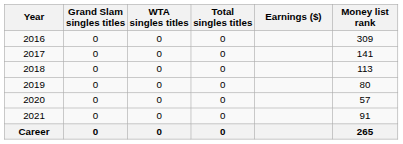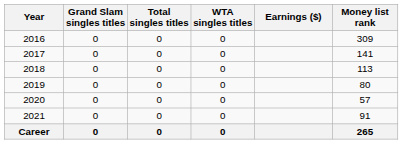columns swapped: (159, 17) <-> (223, 17)
